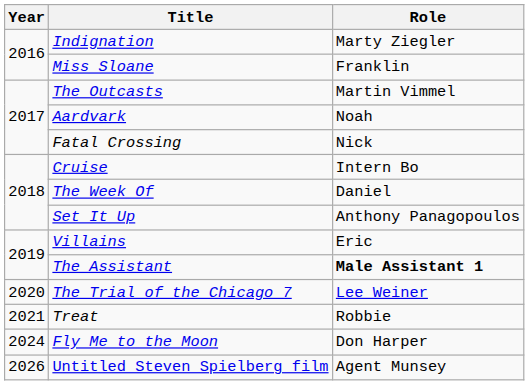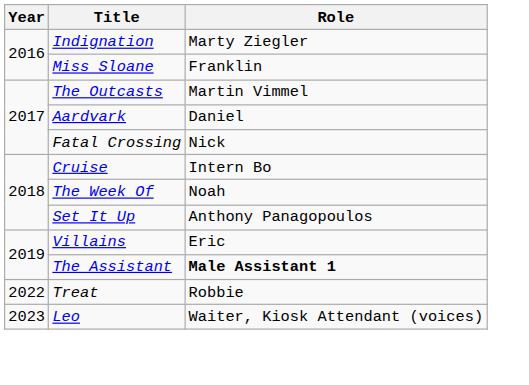(354, 117) Noah -> (216, 117) Daniel
(363, 192) Daniel -> (207, 192) Noah
- row: (172, 292)
(27, 317) 2021 -> (27, 292) 2022
+ row: (66, 317)
- row: (135, 342)
- row: (190, 367)
